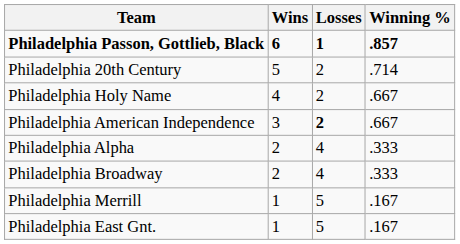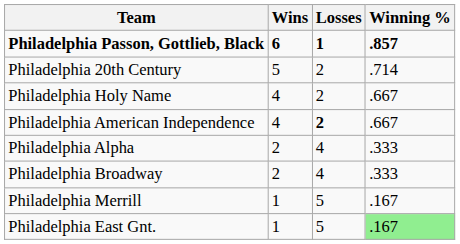(276, 122) 3 -> (276, 122) 4
(384, 226) no background -> (384, 226) lightgreen background
